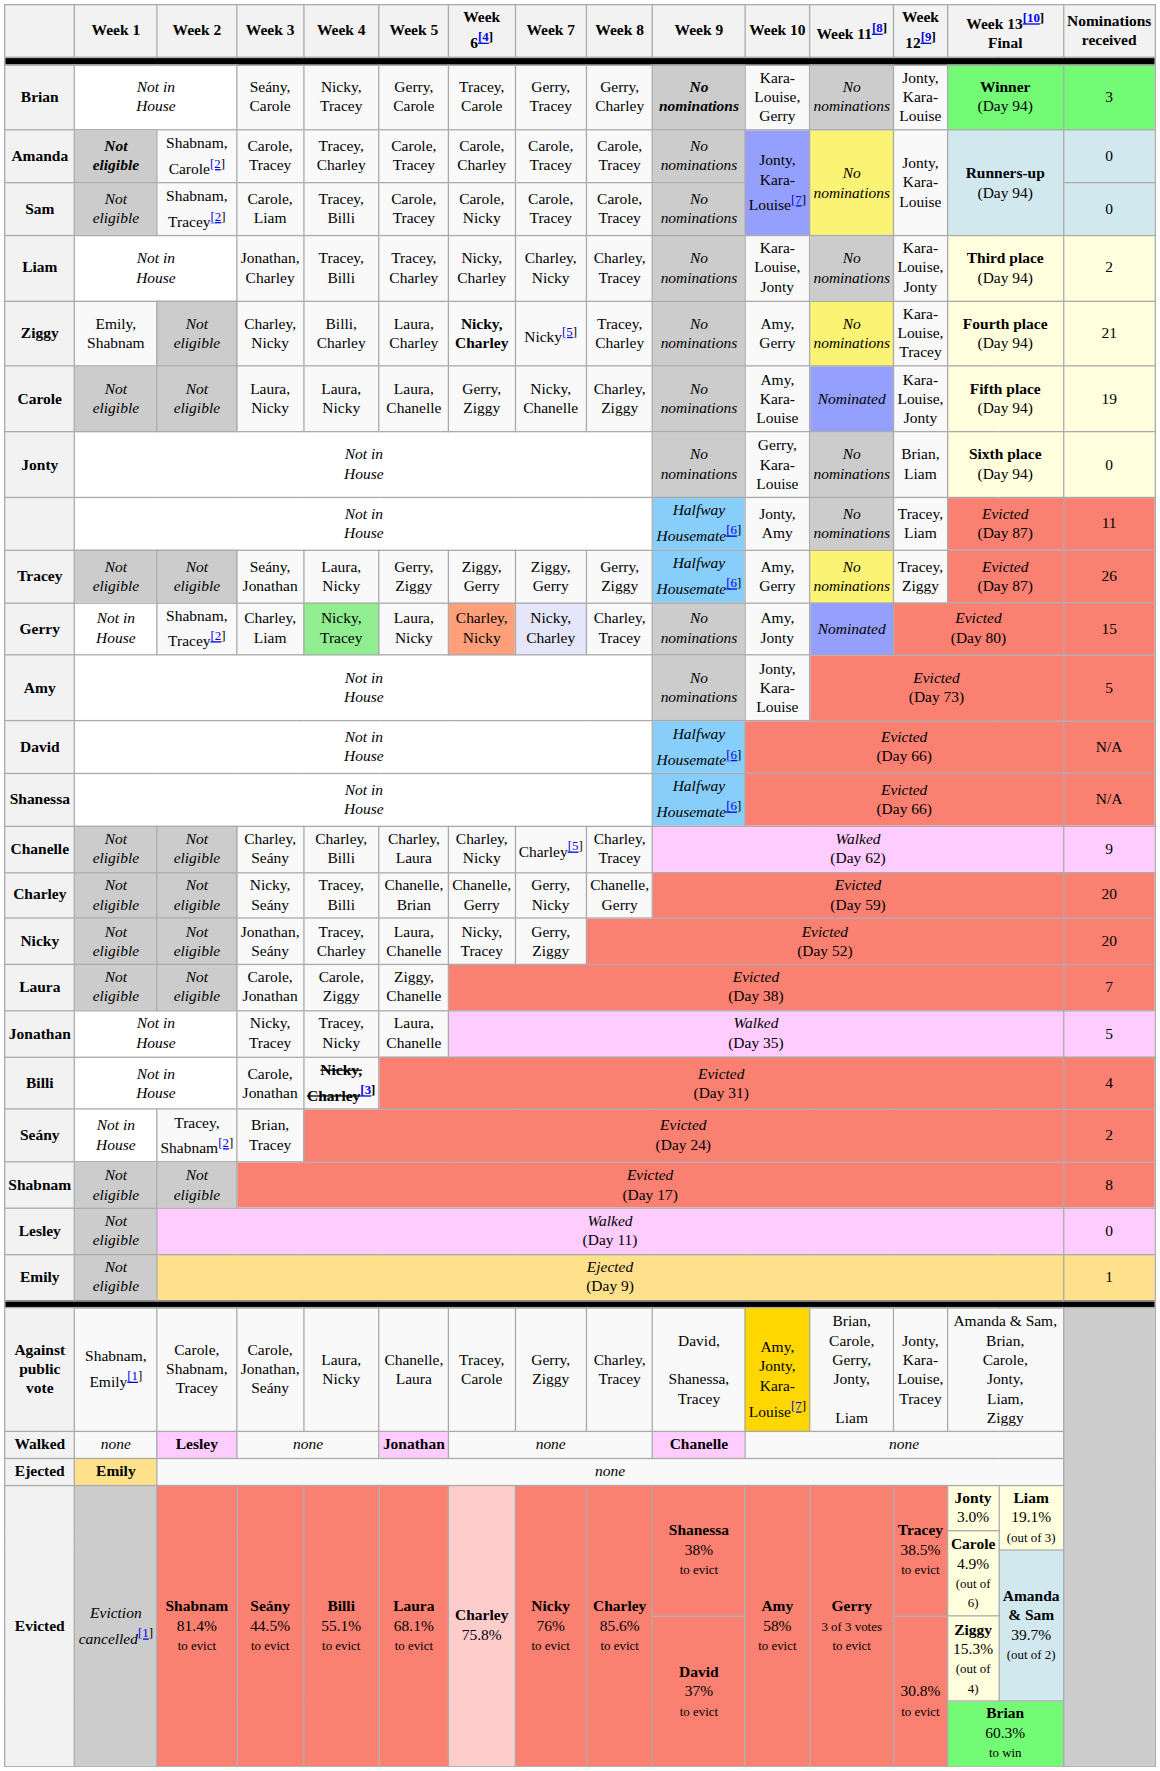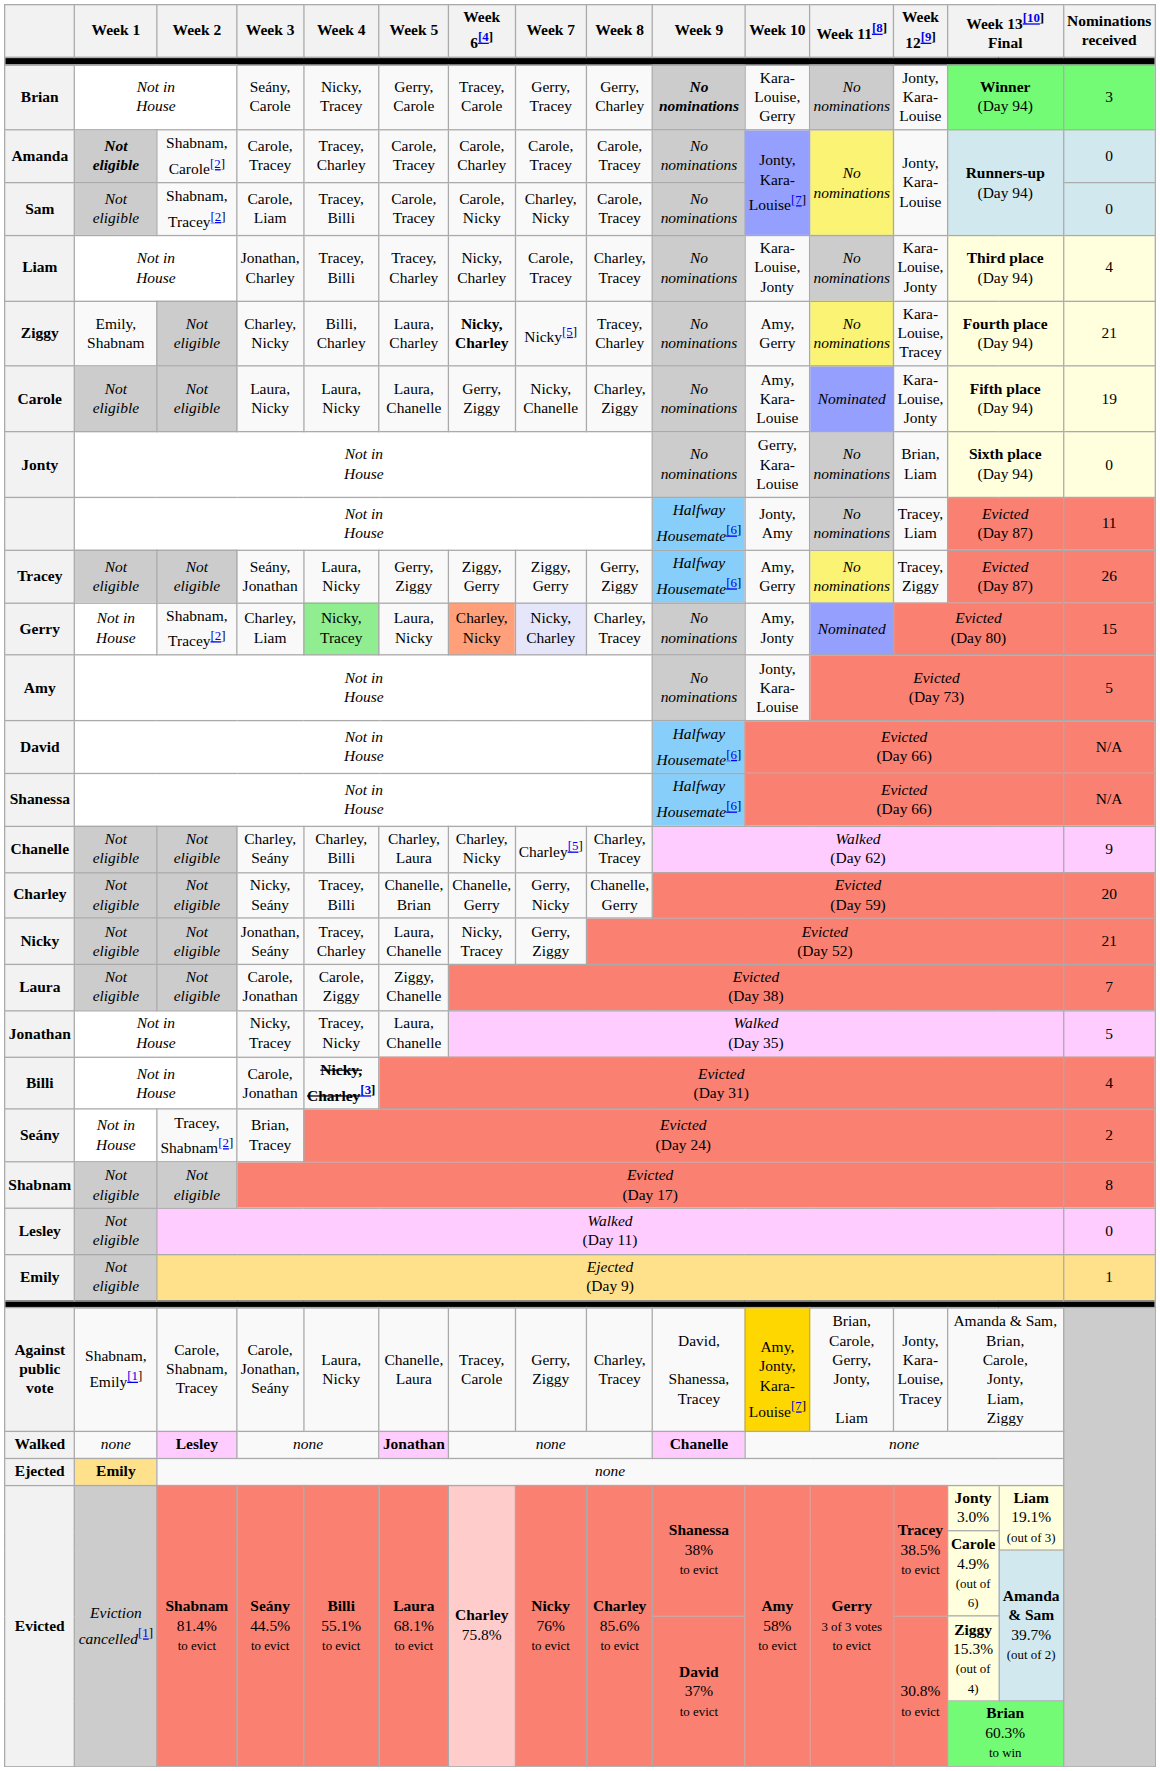(551, 208) Carole, Tracey -> (551, 208) Charley, Nicky
(551, 268) Charley, Nicky -> (551, 268) Carole, Tracey
(1109, 268) 2 -> (1109, 268) 4
(1109, 941) 20 -> (1109, 941) 21
